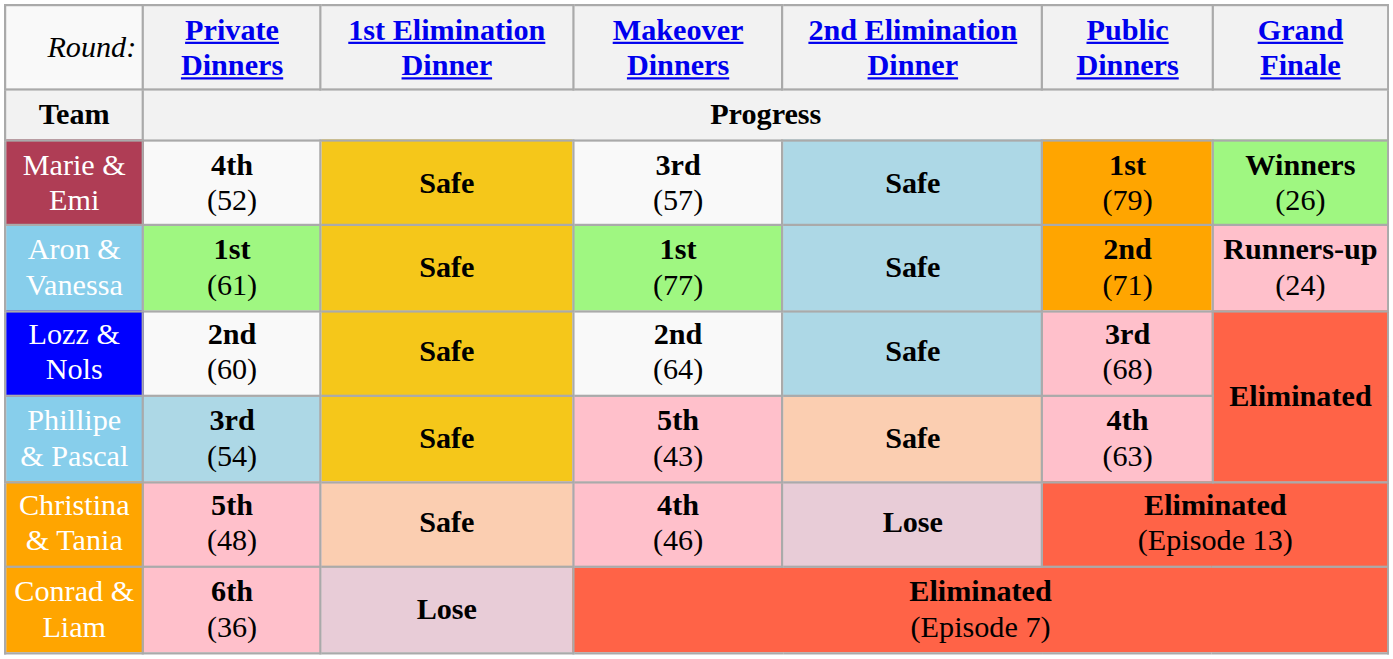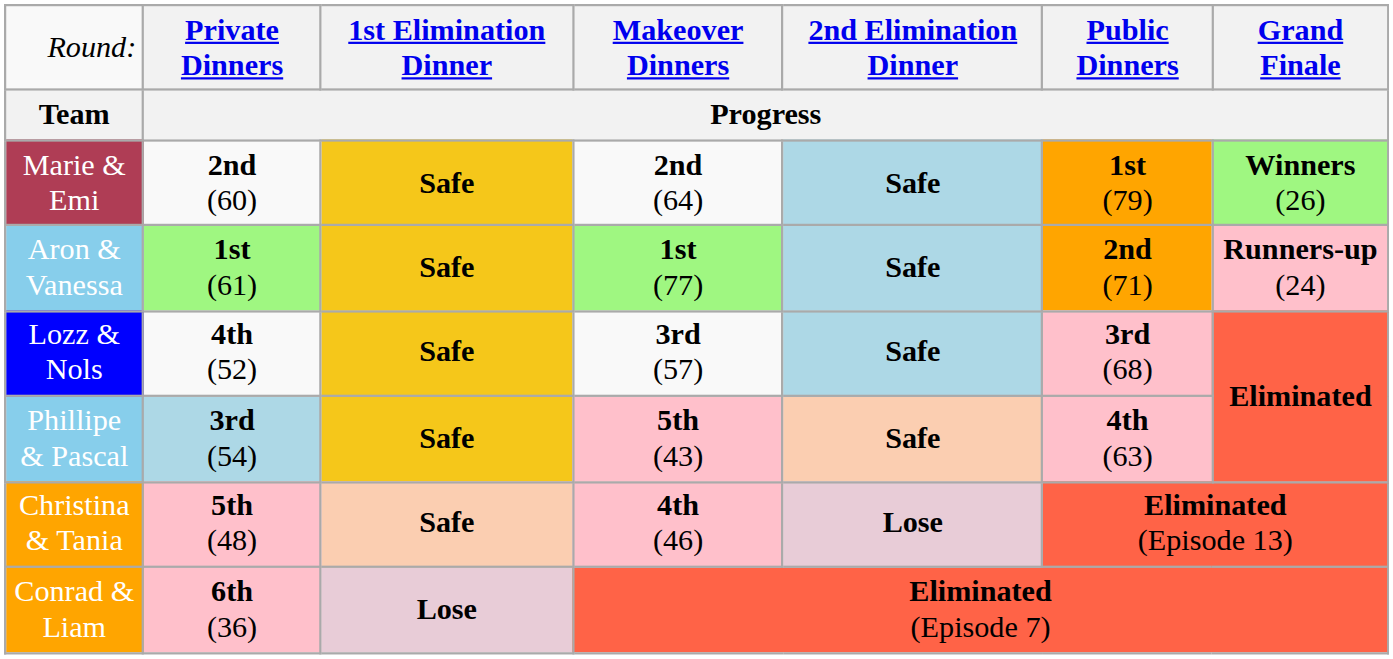(232, 181) 4th (52) -> (232, 181) 2nd (60)
(678, 181) 3rd (57) -> (678, 181) 2nd (64)
(232, 352) 2nd (60) -> (232, 352) 4th (52)
(678, 352) 2nd (64) -> (678, 352) 3rd (57)
